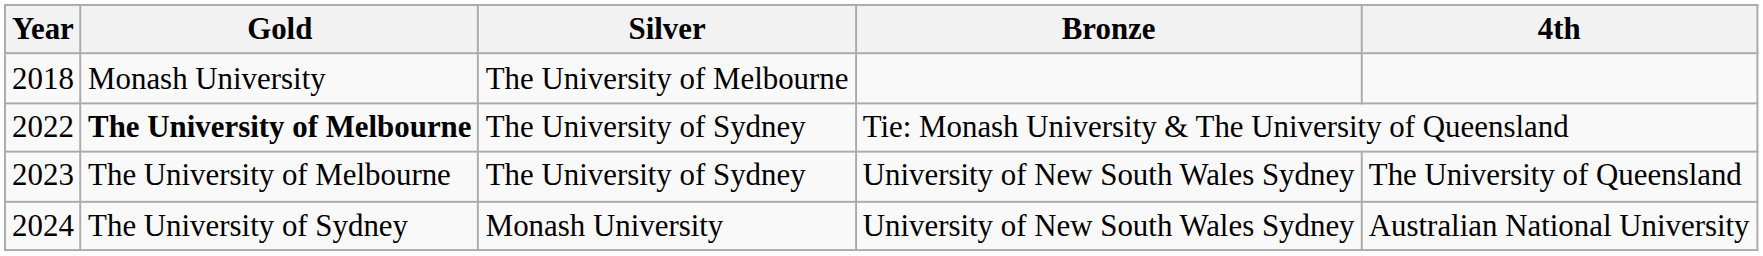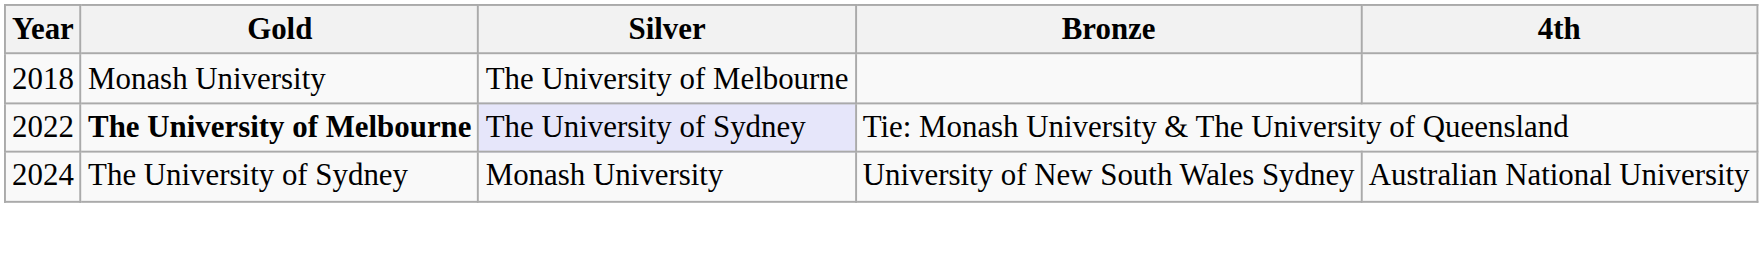(646, 126) no background -> (646, 126) lavender background
- row: (43, 175)
